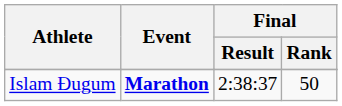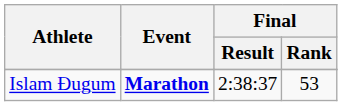(309, 85) 50 -> (309, 85) 53
